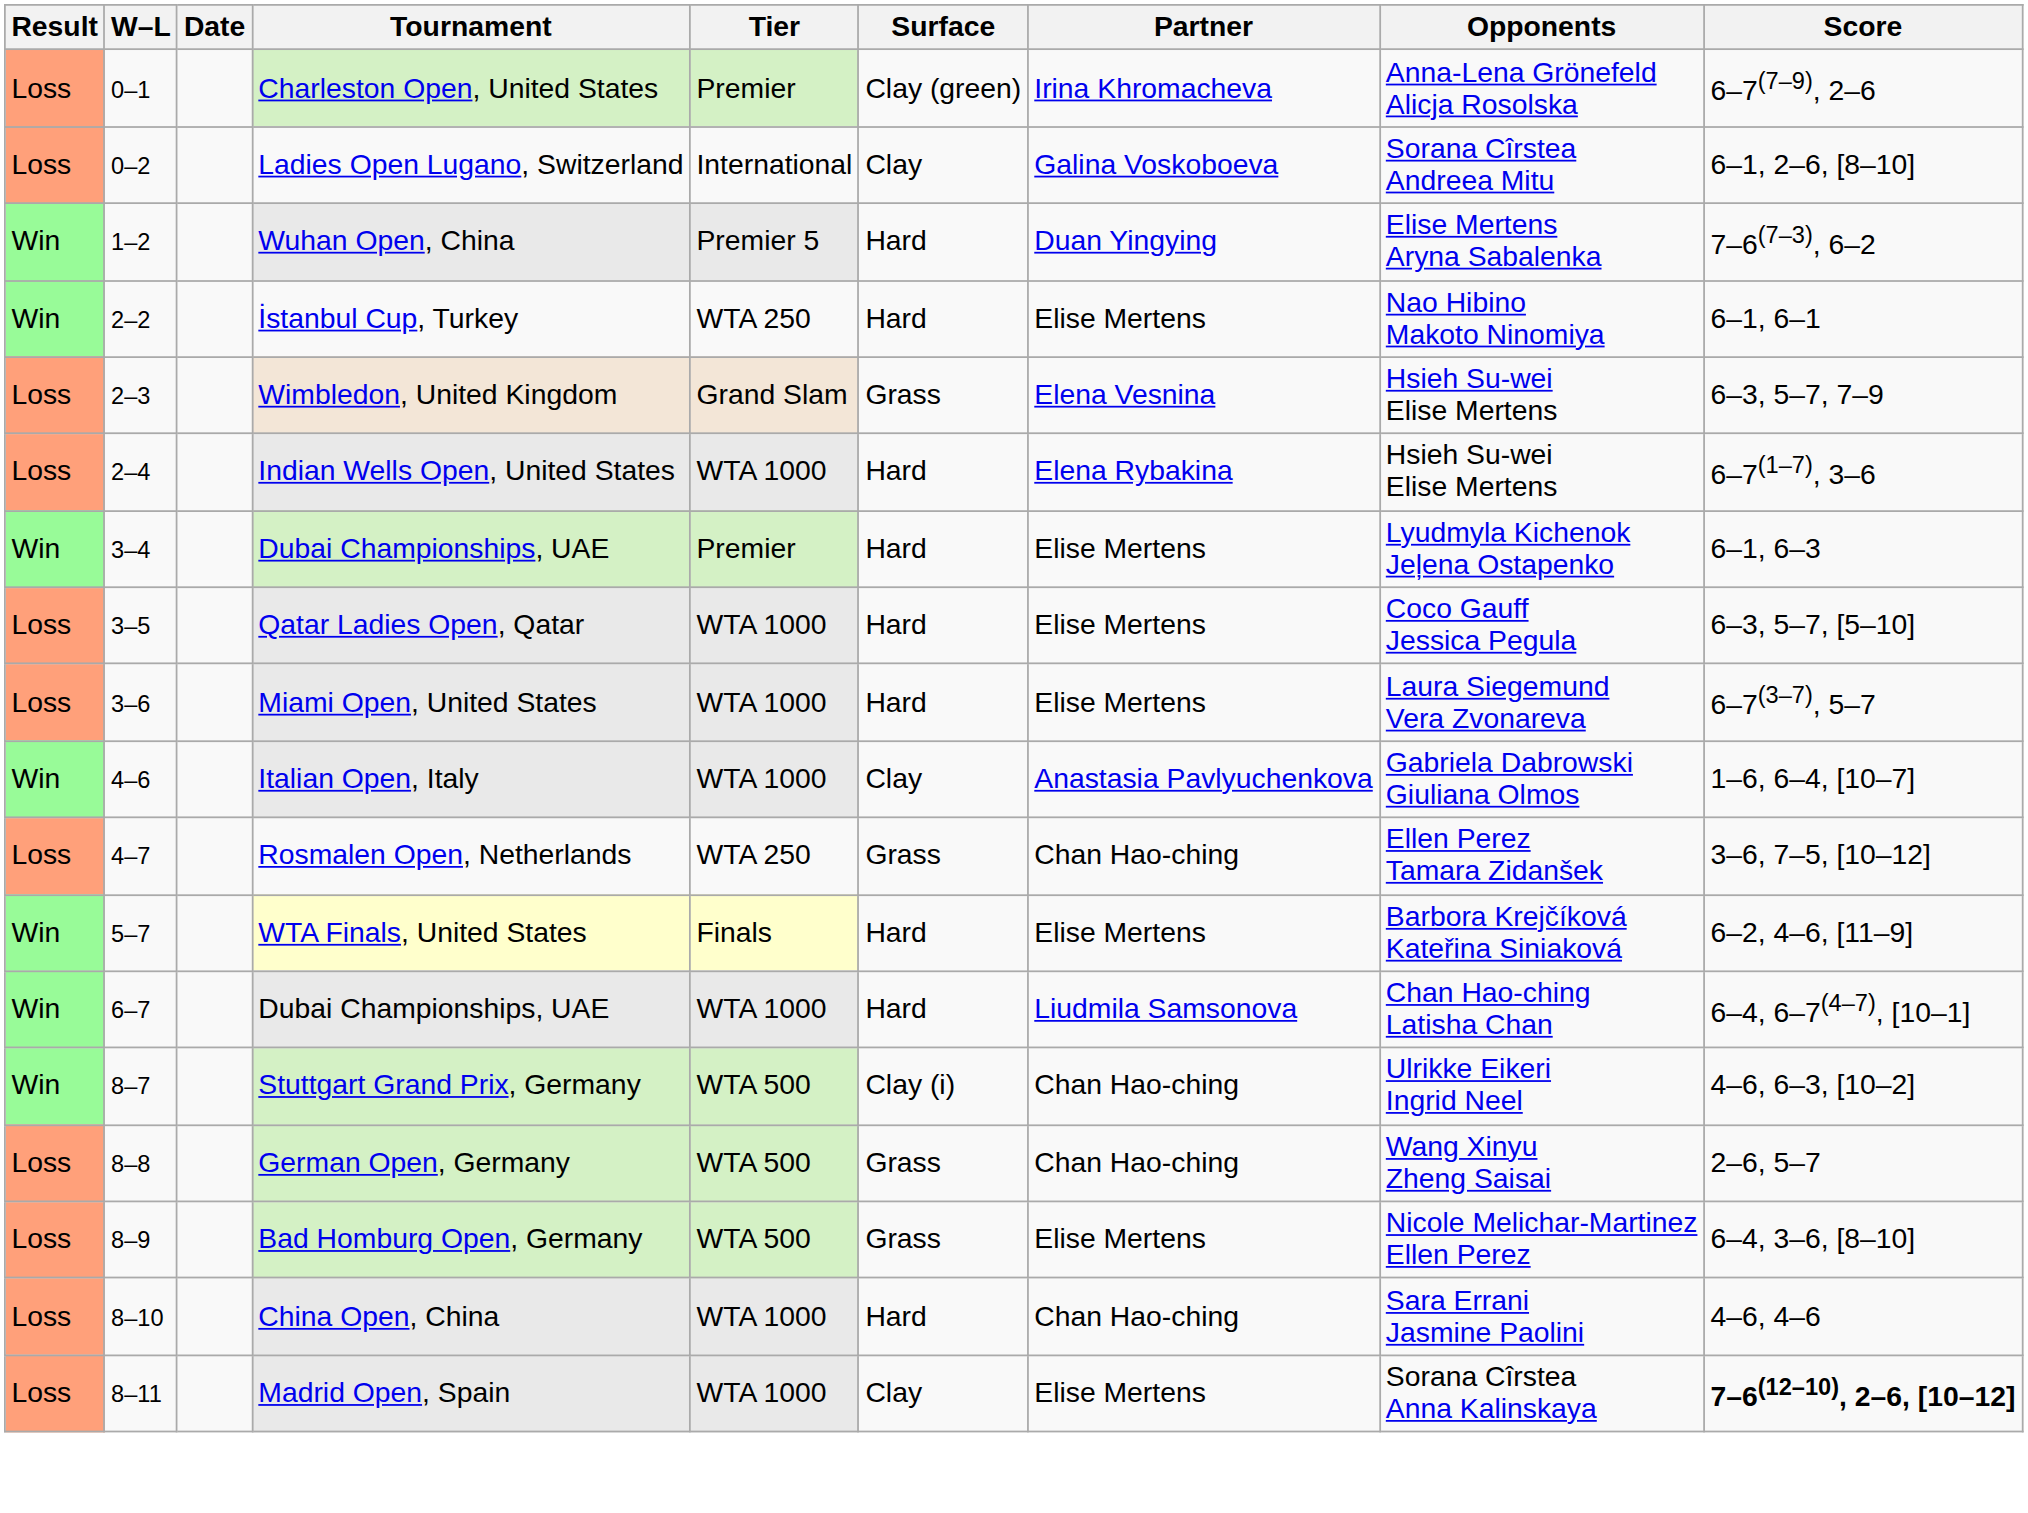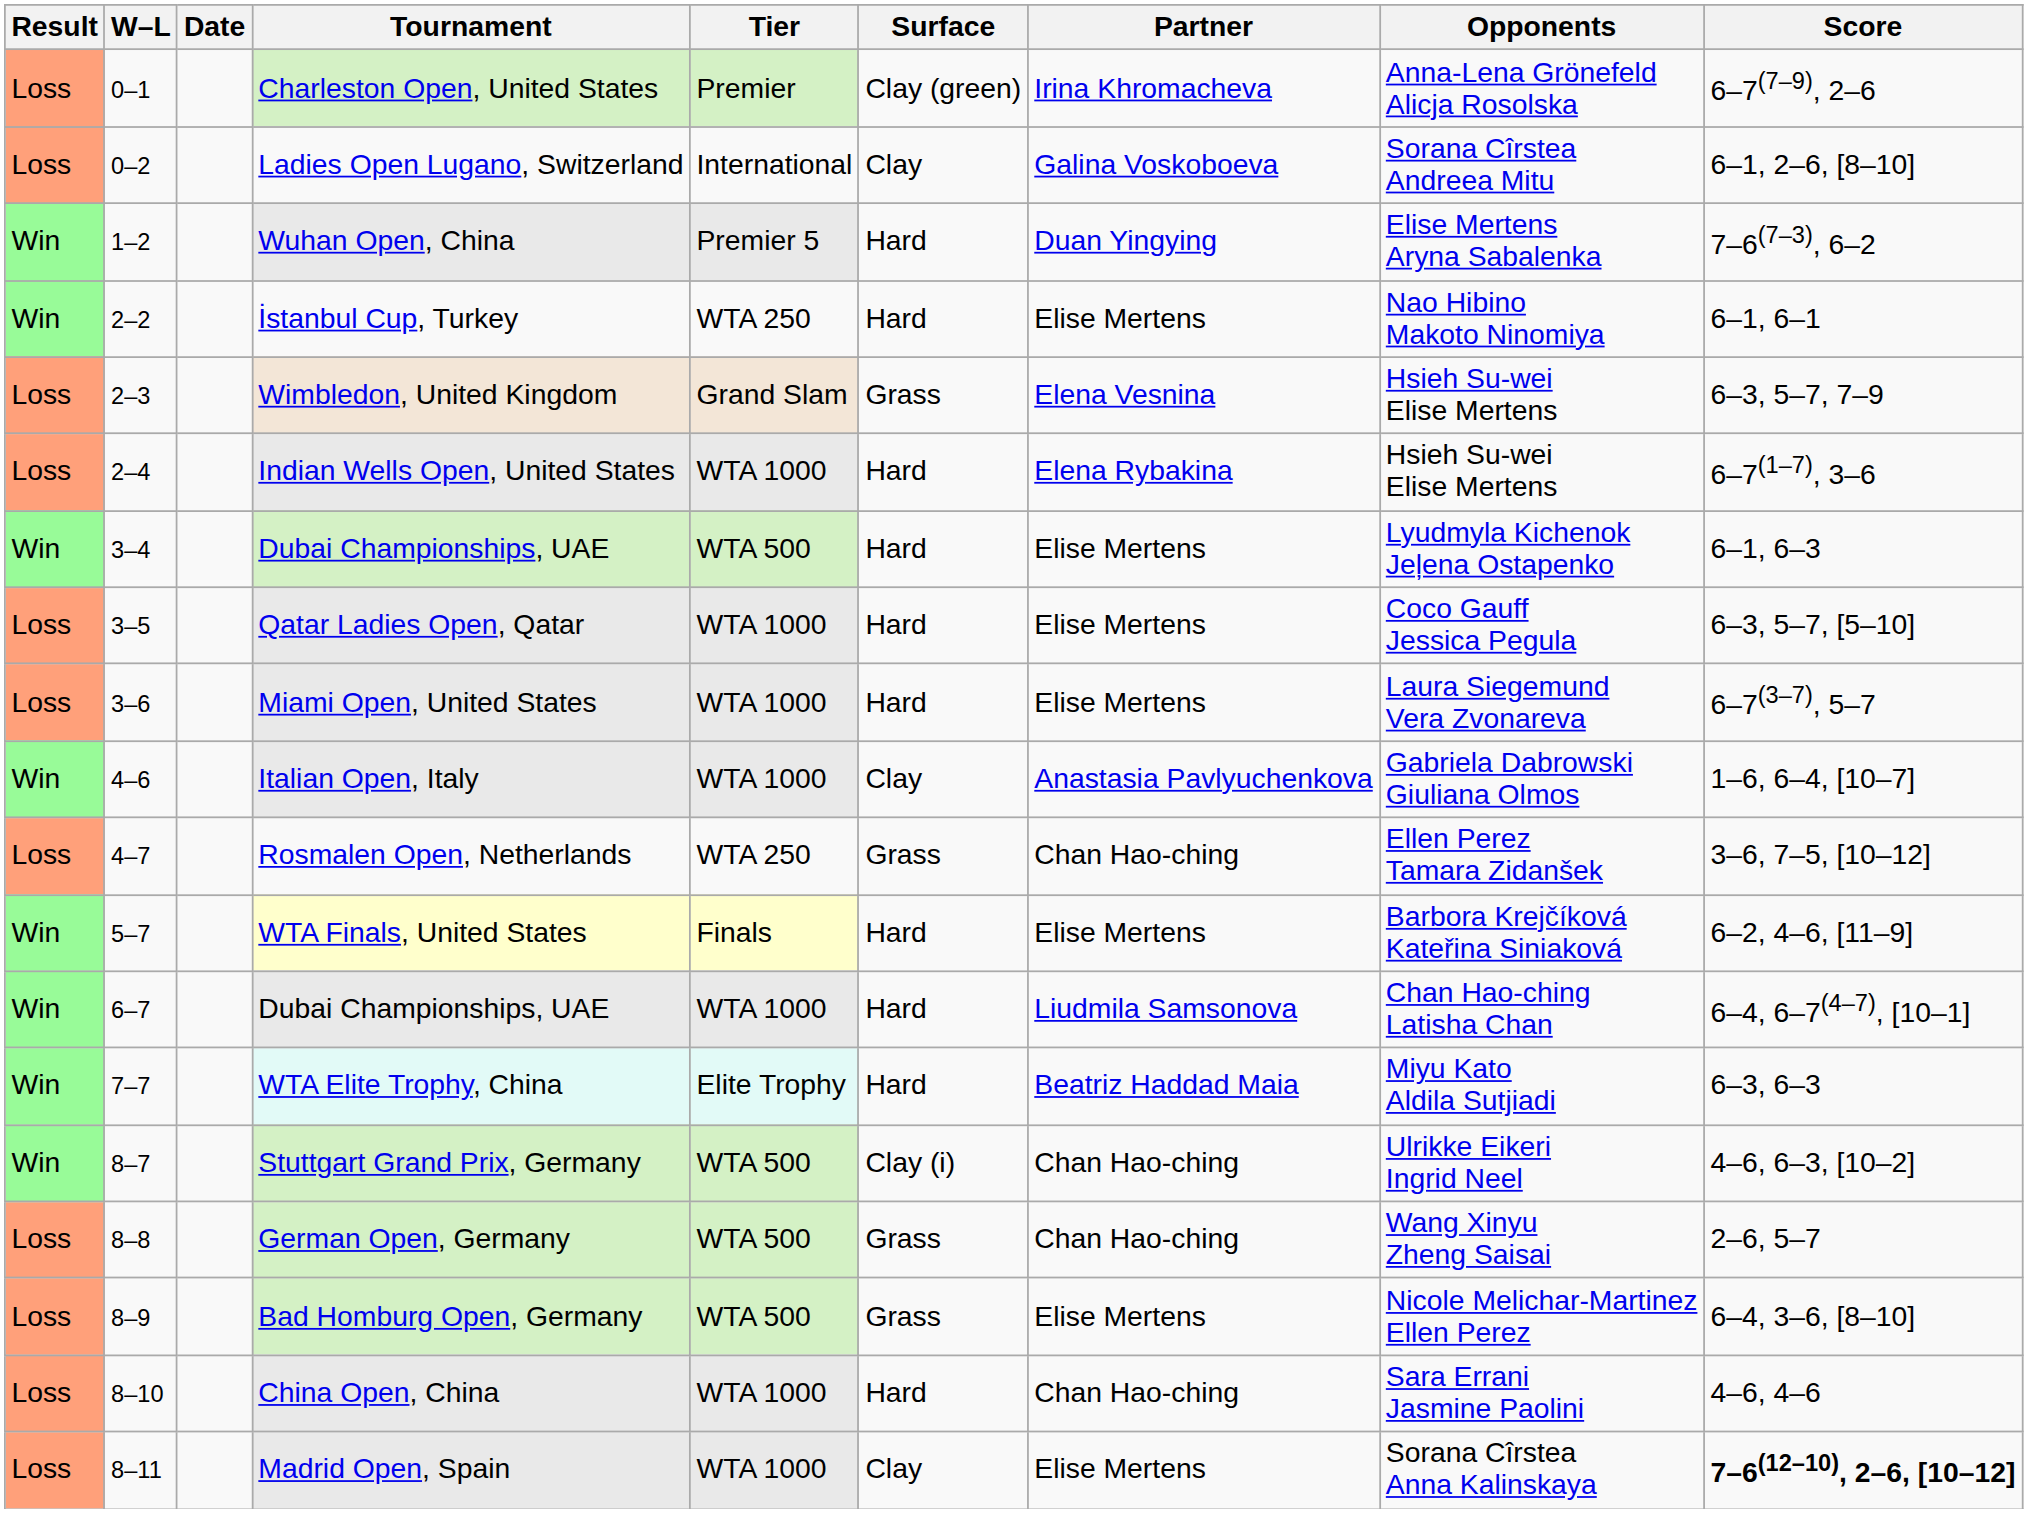(746, 548) Premier -> (754, 548) WTA 500
+ row: (131, 1087)
